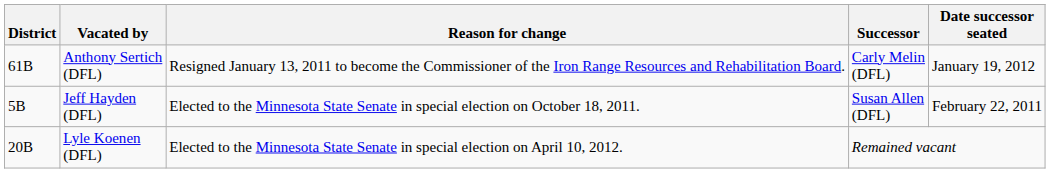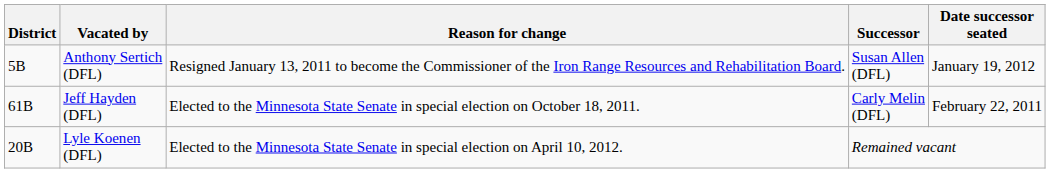(20, 65) 61B -> (17, 65) 5B
(888, 65) Carly Melin (DFL) -> (888, 65) Susan Allen (DFL)
(17, 106) 5B -> (20, 106) 61B
(888, 106) Susan Allen (DFL) -> (888, 106) Carly Melin (DFL)
